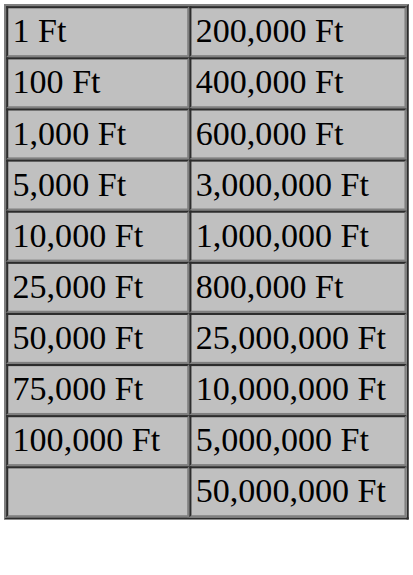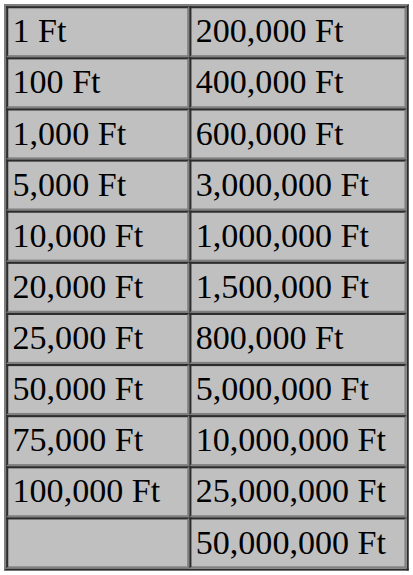+ row: (78, 286)
(291, 337) 25,000,000 Ft -> (282, 388) 5,000,000 Ft
(282, 440) 5,000,000 Ft -> (291, 491) 25,000,000 Ft
